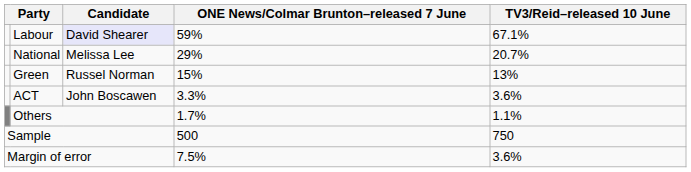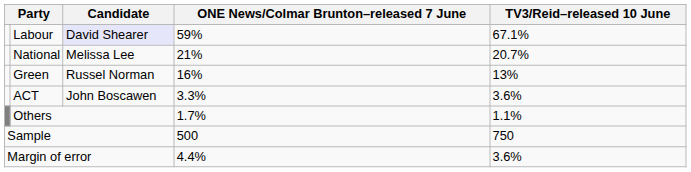(190, 55) 29% -> (190, 55) 21%
(190, 75) 15% -> (190, 75) 16%
(191, 156) 7.5% -> (191, 156) 4.4%
